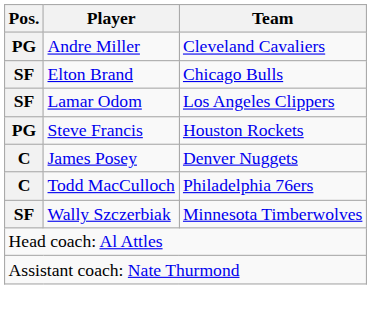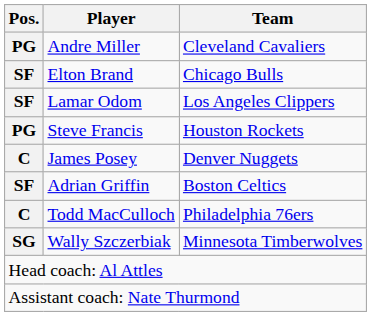+ row: (98, 185)
(24, 213) SF -> (24, 241) SG
